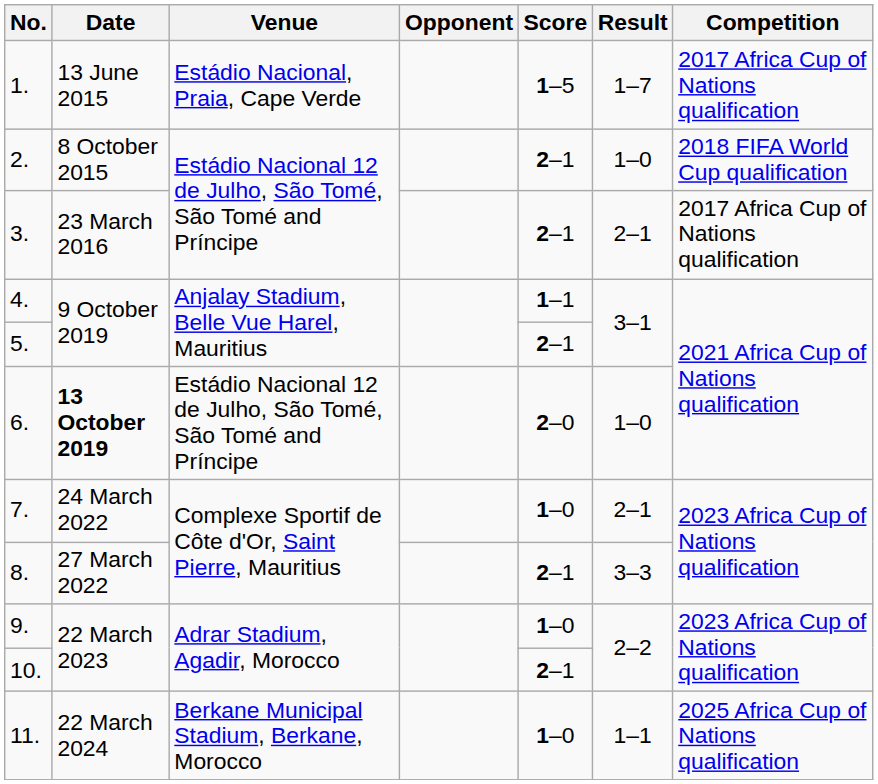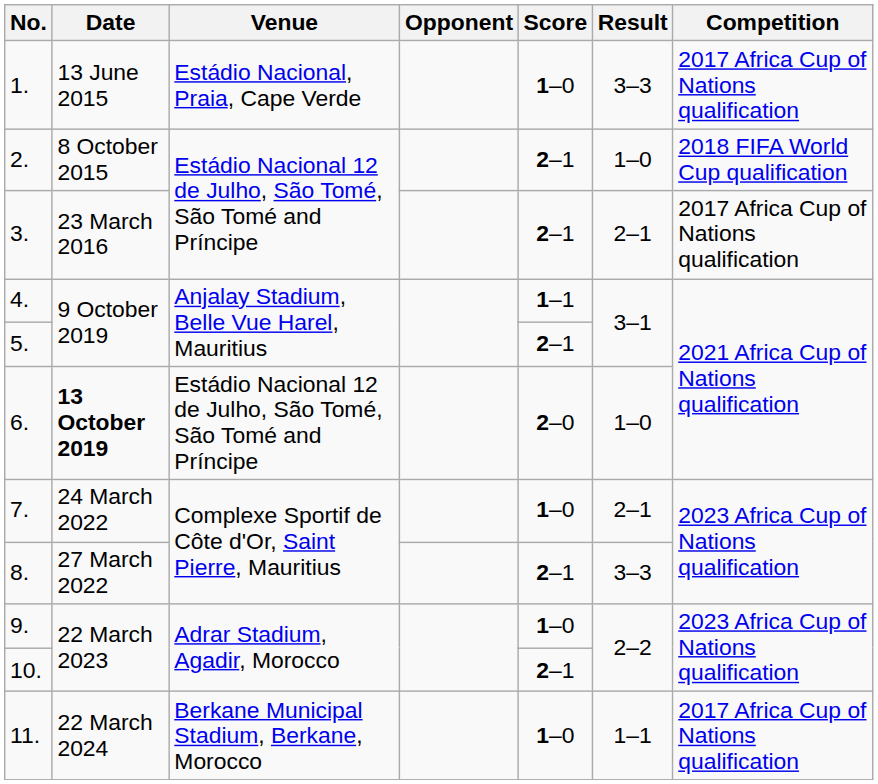(555, 84) 1–5 -> (555, 84) 1–0
(633, 84) 1–7 -> (633, 84) 3–3
(772, 735) 2025 Africa Cup of Nations qualification -> (772, 735) 2017 Africa Cup of Nations qualification
